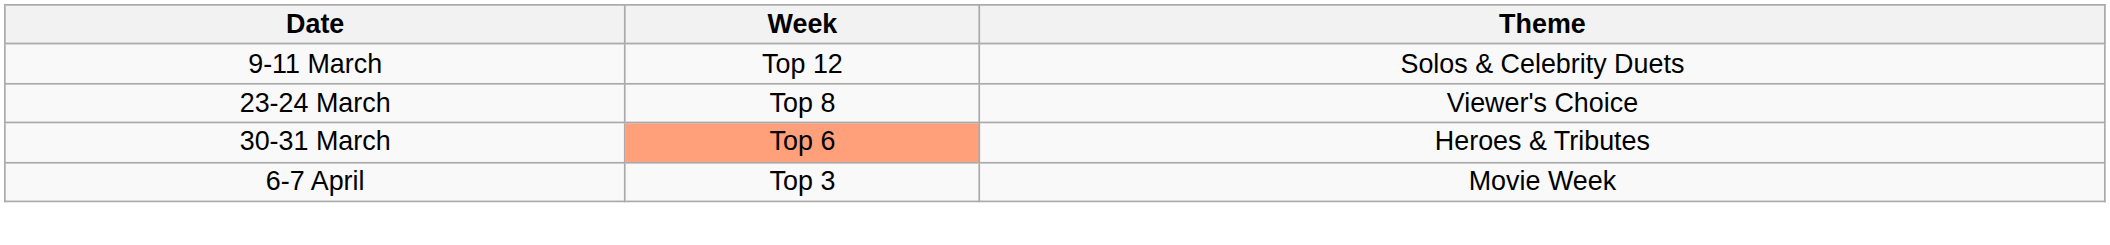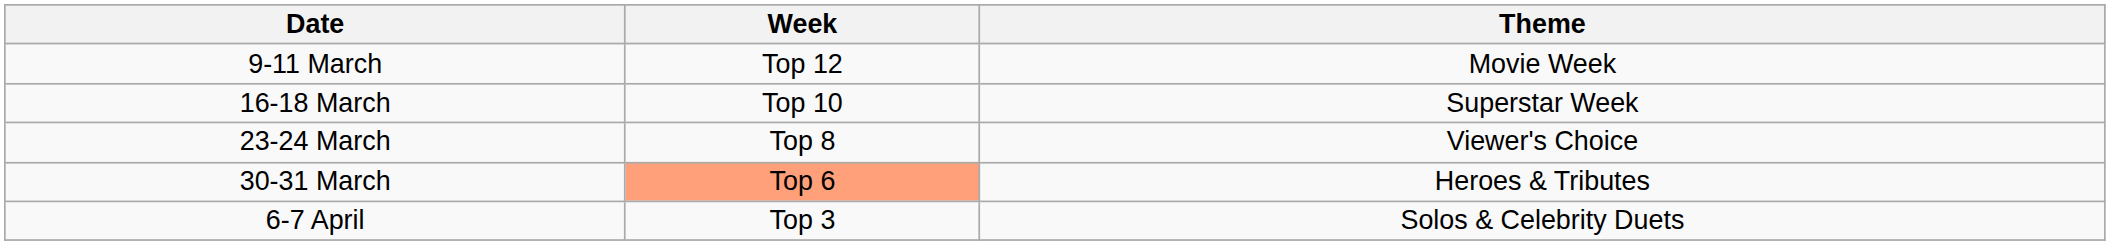(1542, 63) Solos & Celebrity Duets -> (1542, 63) Movie Week
+ row: (315, 102)
(1542, 181) Movie Week -> (1542, 220) Solos & Celebrity Duets
